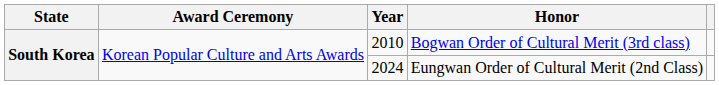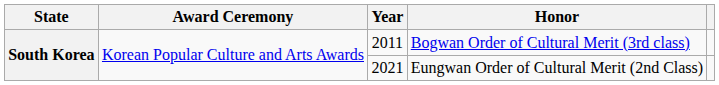(387, 42) 2010 -> (387, 42) 2011
(387, 67) 2024 -> (387, 67) 2021
